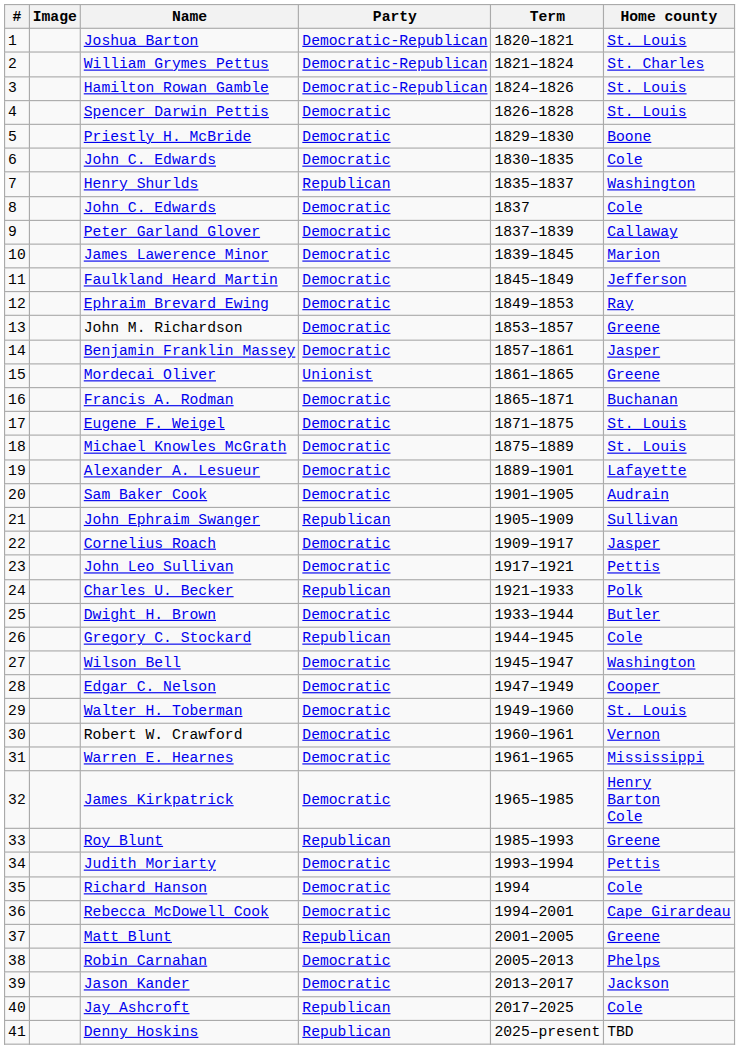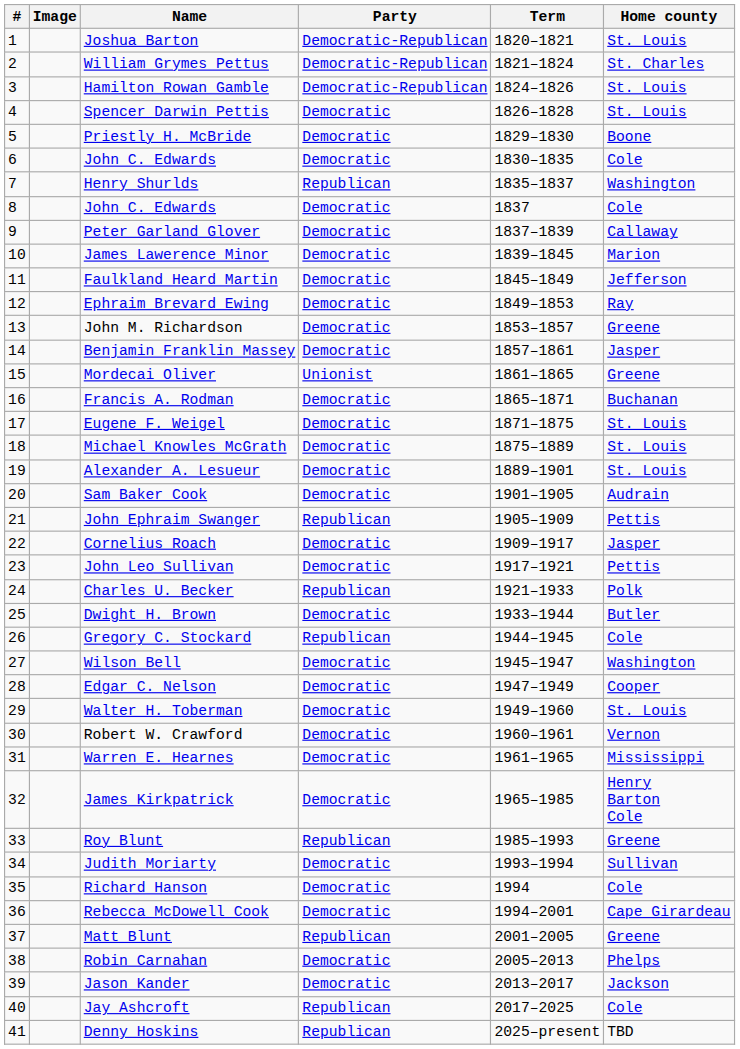(647, 471) Lafayette -> (647, 471) St. Louis
(643, 519) Sullivan -> (634, 519) Pettis
(634, 864) Pettis -> (643, 864) Sullivan
